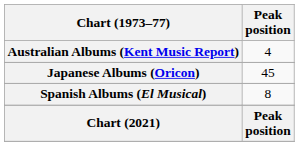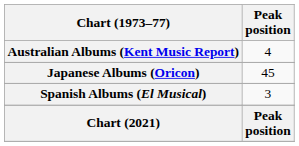(268, 94) 8 -> (268, 94) 3
